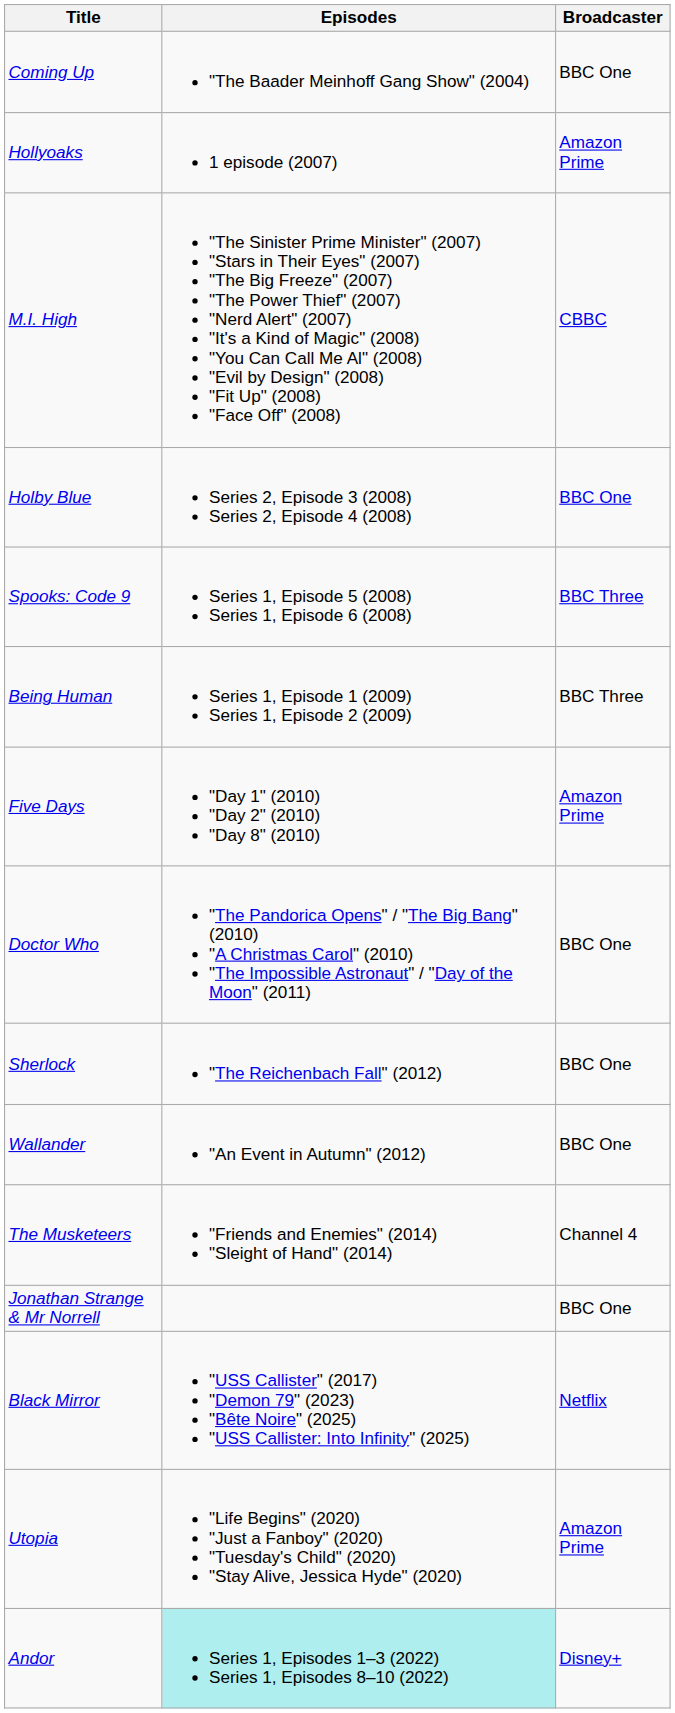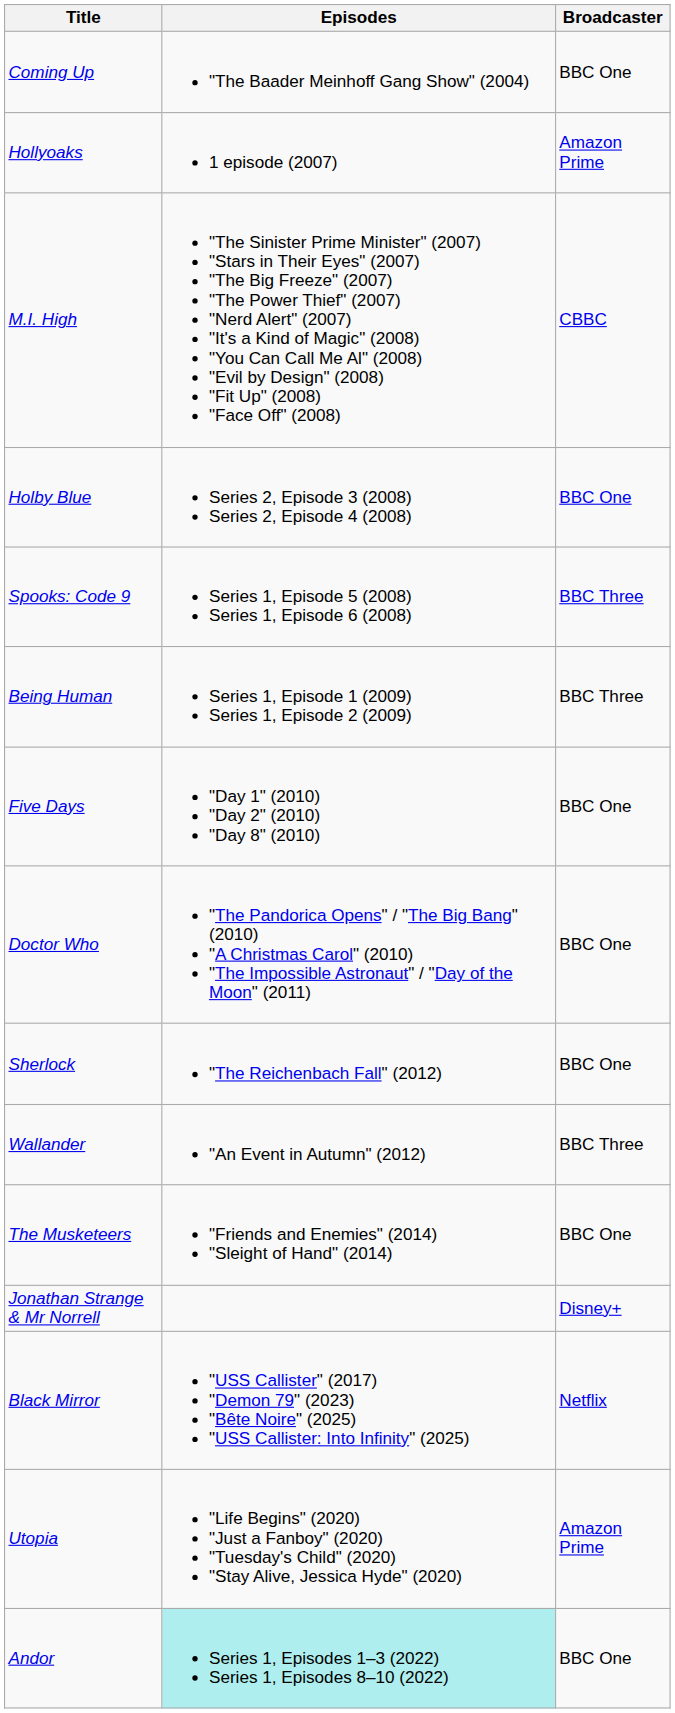(591, 806) Amazon Prime -> (595, 806) BBC One
(595, 1144) BBC One -> (601, 1144) BBC Three
(598, 1234) Channel 4 -> (595, 1234) BBC One
(595, 1307) BBC One -> (590, 1307) Disney+
(590, 1657) Disney+ -> (595, 1657) BBC One
